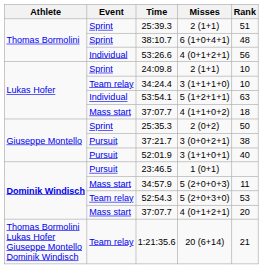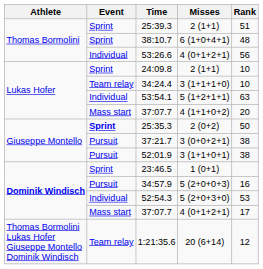(245, 112) 18 -> (245, 112) 20
(101, 127) normal -> (102, 127) bold
(245, 155) 40 -> (245, 155) 38
(103, 170) Pursuit -> (101, 170) Sprint
(110, 184) Mass start -> (103, 184) Pursuit
(245, 184) 11 -> (245, 184) 16
(111, 198) Team relay -> (108, 198) Individual
(245, 213) 20 -> (245, 213) 17
(245, 242) 21 -> (245, 242) 12
